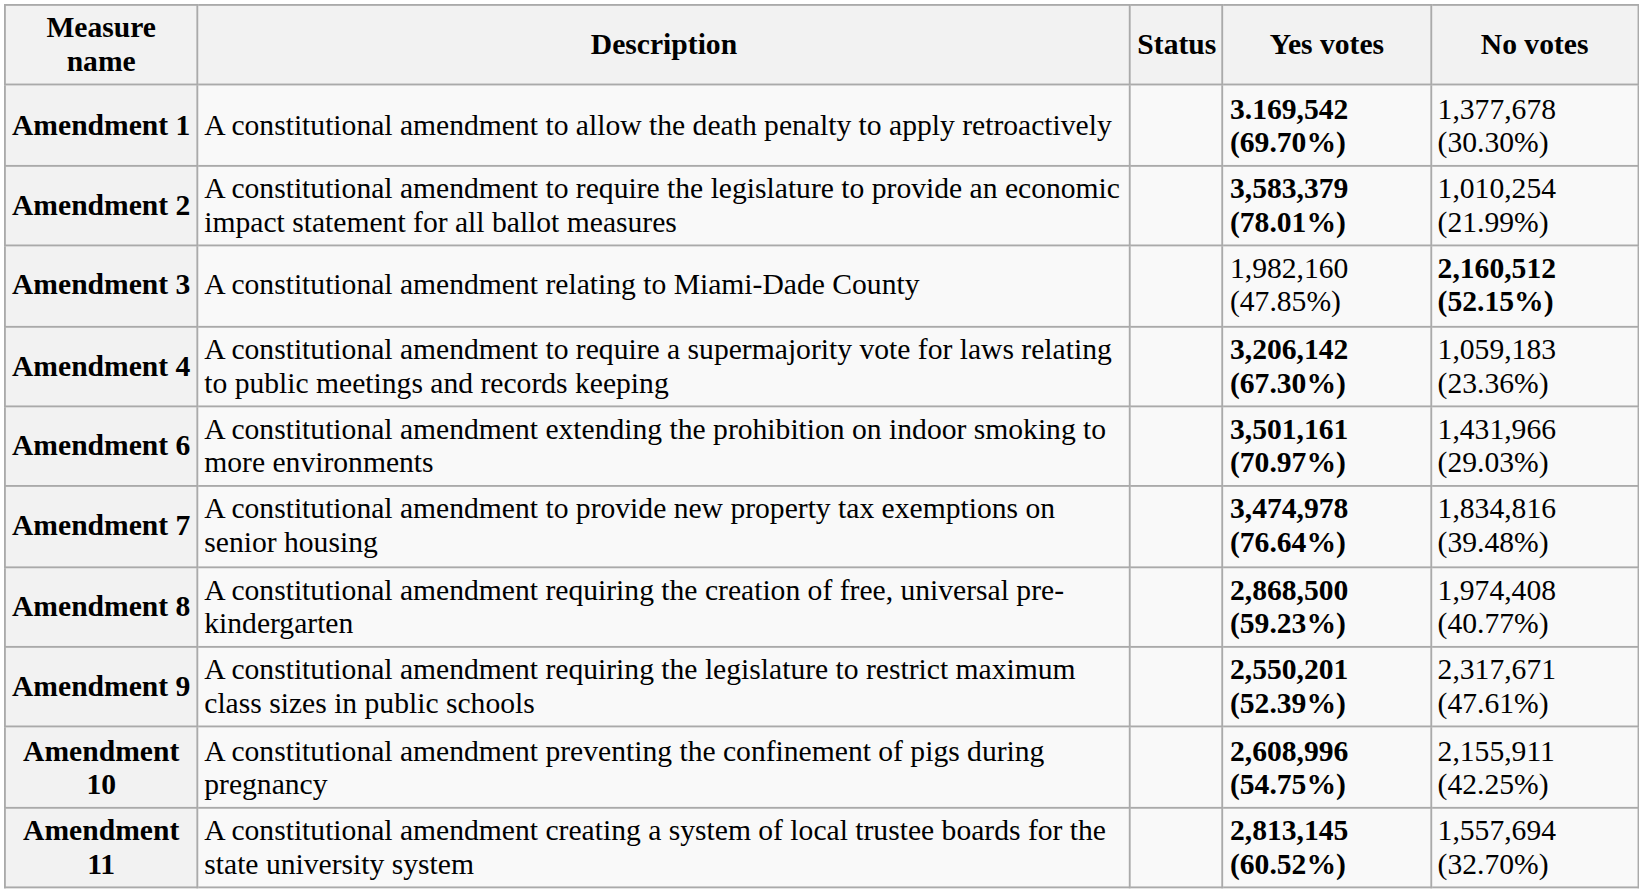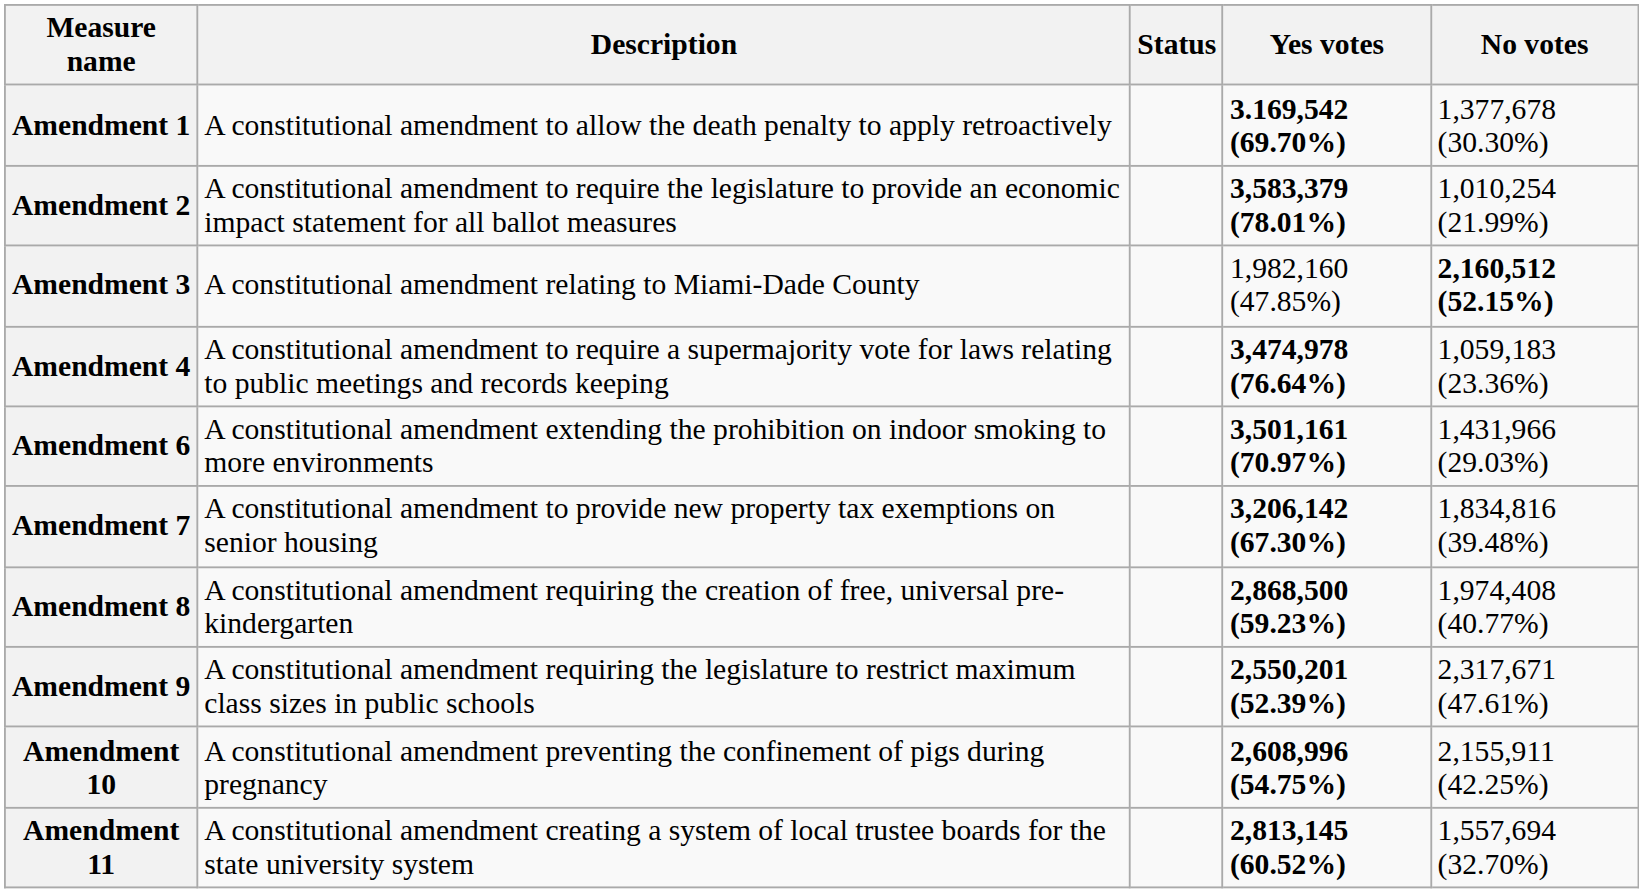(1289, 365) 3,206,142 (67.30%) -> (1289, 365) 3,474,978 (76.64%)
(1289, 526) 3,474,978 (76.64%) -> (1289, 526) 3,206,142 (67.30%)
